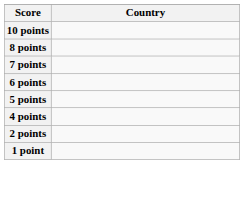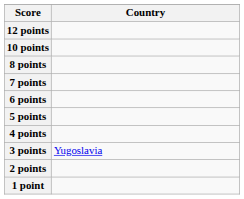+ row: (28, 30)
+ row: (28, 151)
